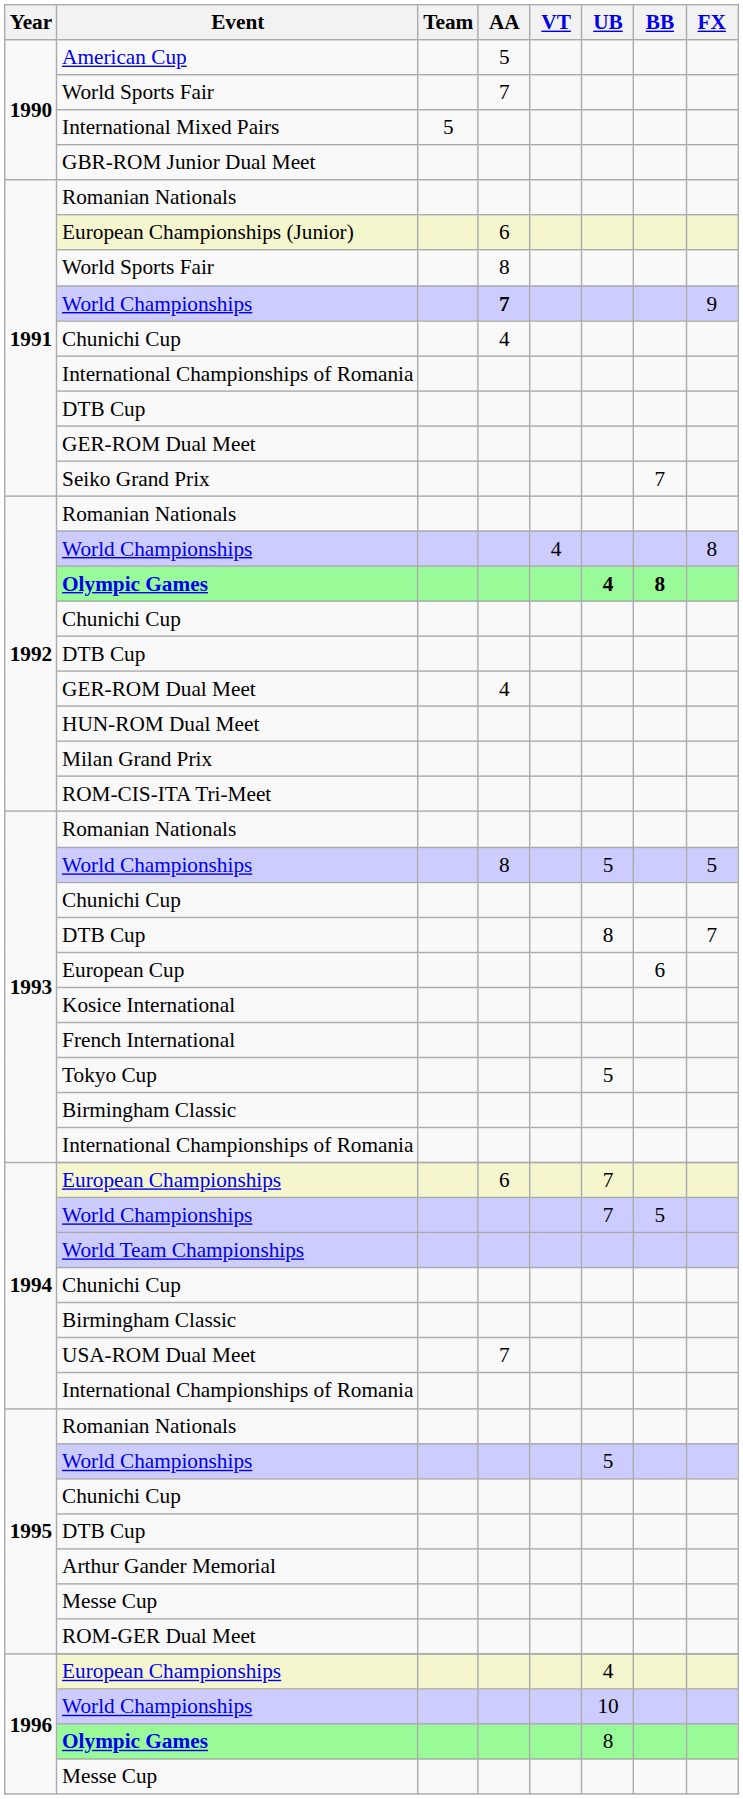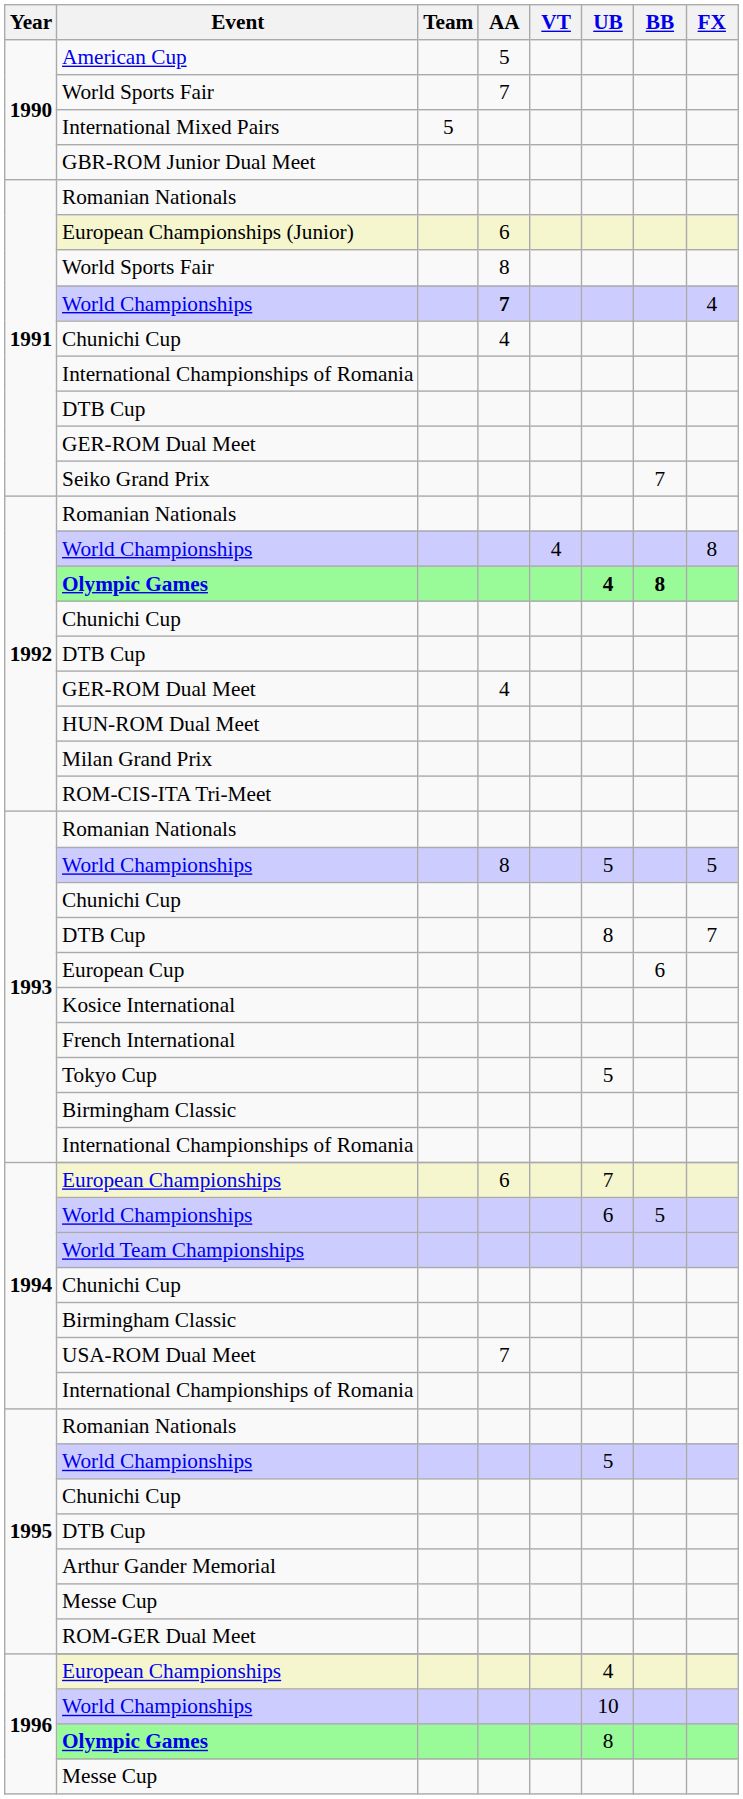(712, 302) 9 -> (712, 302) 4
(608, 1215) 7 -> (608, 1215) 6
